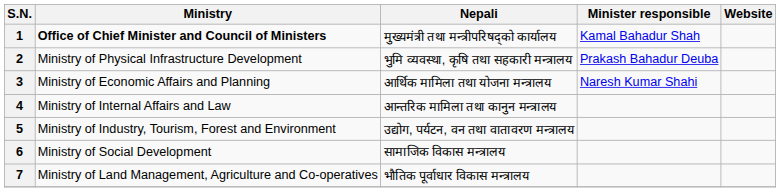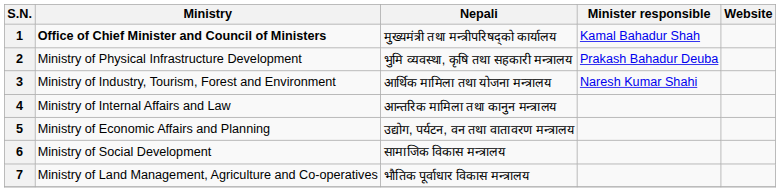(154, 82) Ministry of Economic Affairs and Planning -> (187, 82) Ministry of Industry, Tourism, Forest and Environment
(187, 128) Ministry of Industry, Tourism, Forest and Environment -> (154, 128) Ministry of Economic Affairs and Planning
